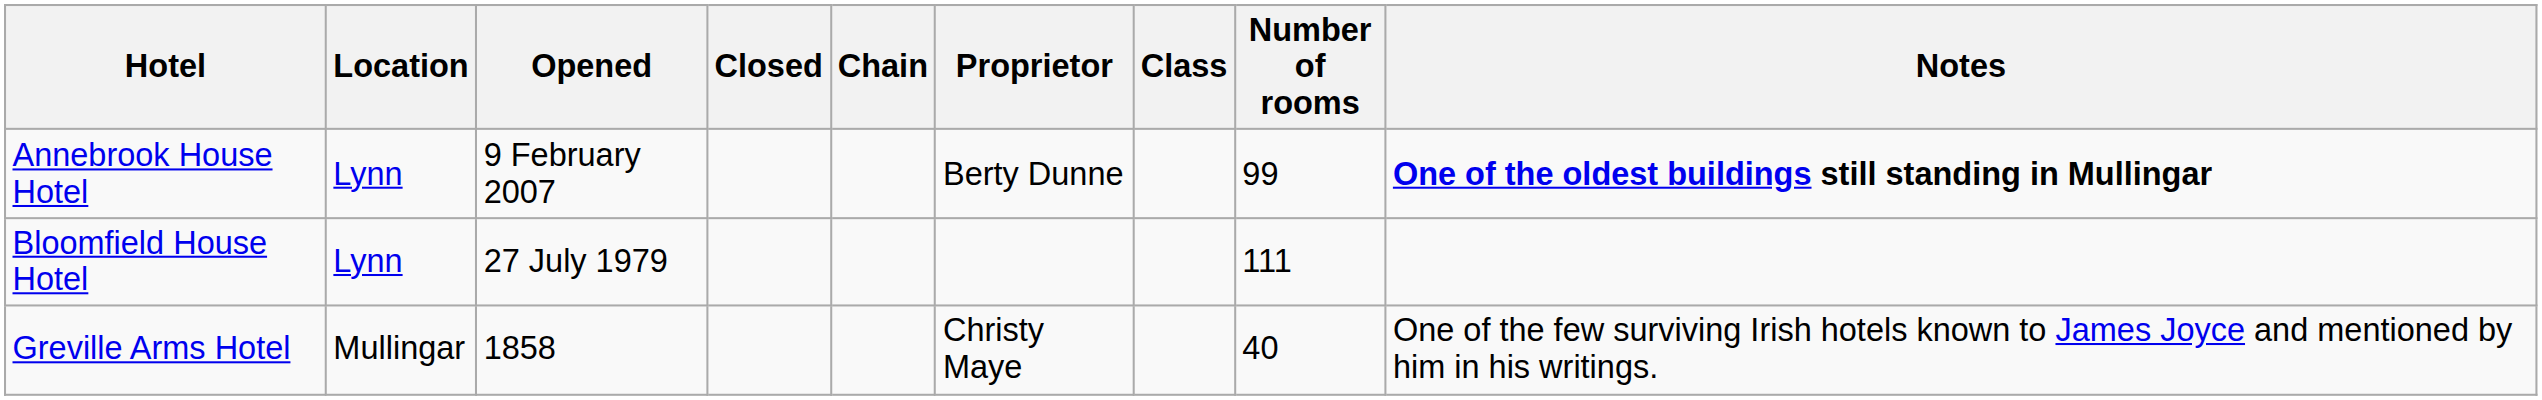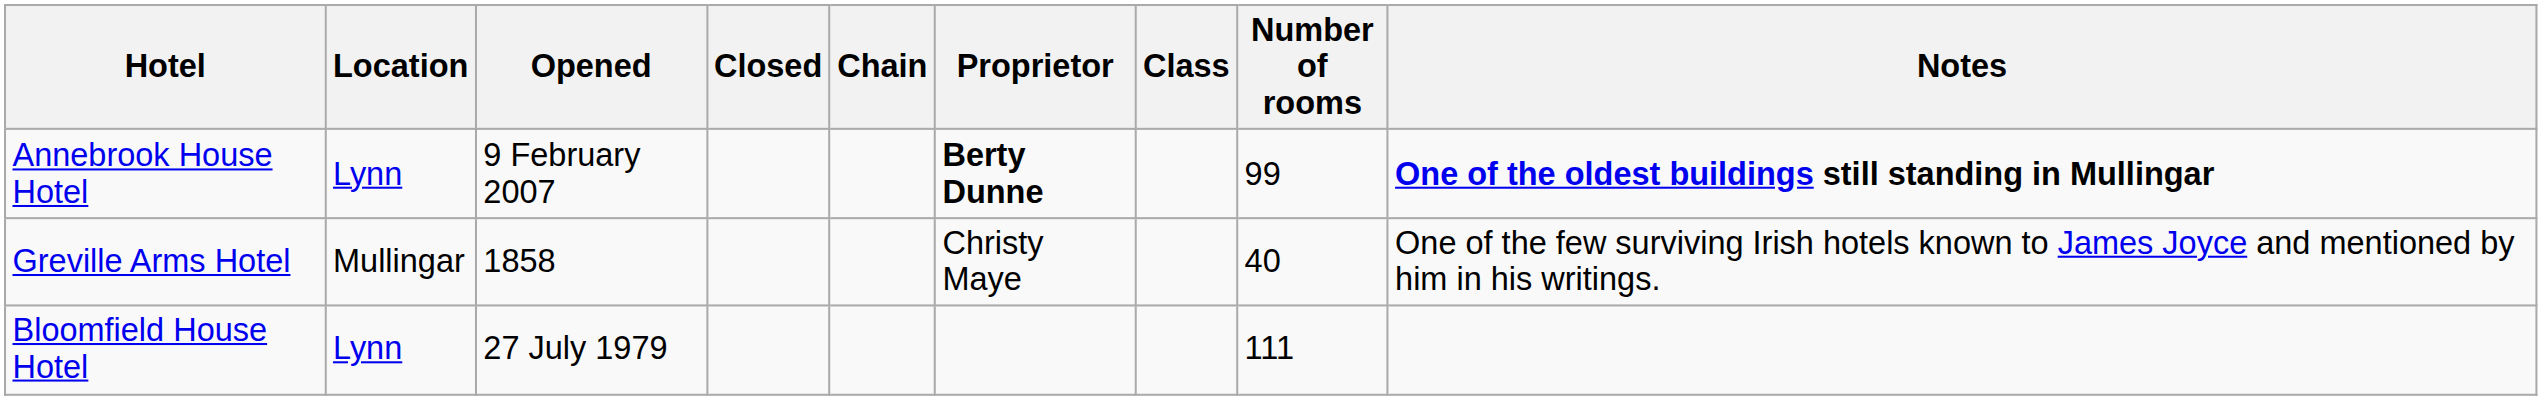(1033, 173) normal -> (993, 173) bold
rows swapped: (140, 261) <-> (151, 349)
